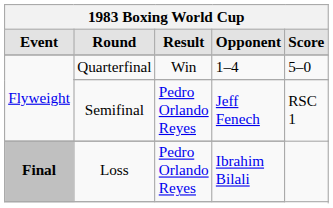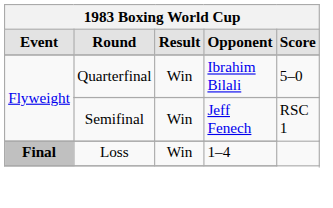(227, 66) 1–4 -> (232, 75) Ibrahim Bilali
(184, 109) Pedro Orlando Reyes -> (179, 118) Win
(184, 170) Pedro Orlando Reyes -> (179, 153) Win
(240, 170) Ibrahim Bilali -> (219, 153) 1–4
